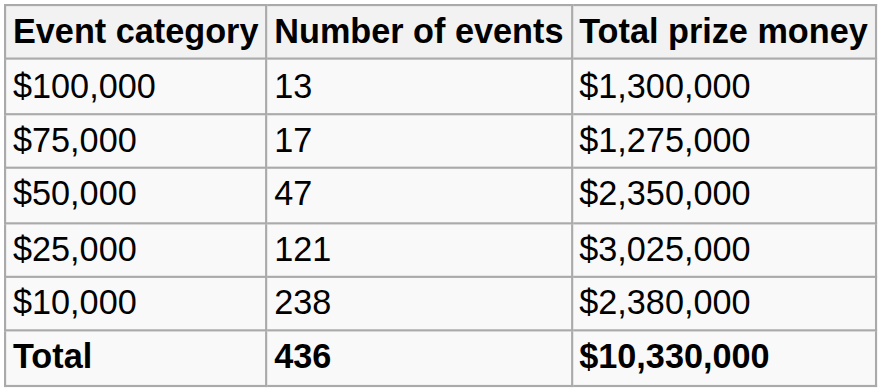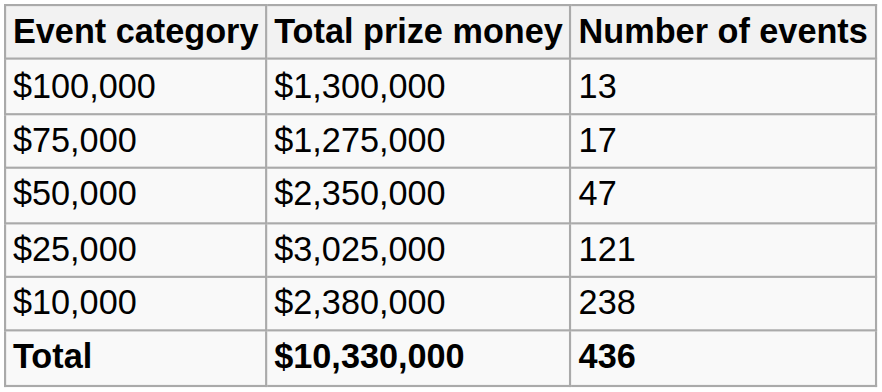columns swapped: (419, 31) <-> (724, 31)
